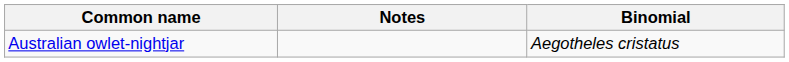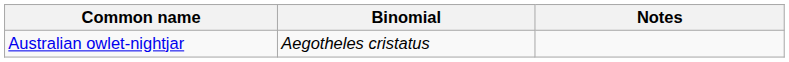columns swapped: (656, 17) <-> (402, 17)
